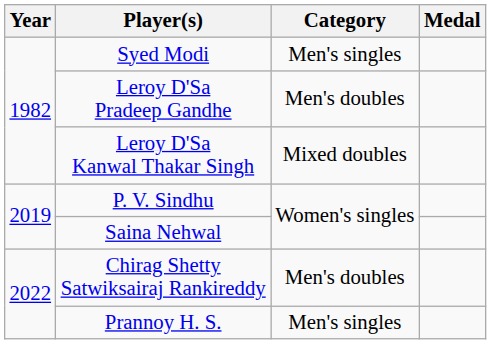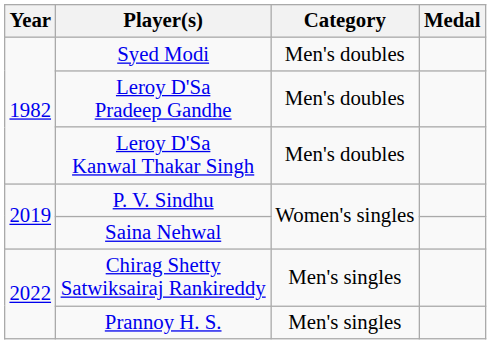(345, 53) Men's singles -> (345, 53) Men's doubles
(345, 155) Mixed doubles -> (345, 155) Men's doubles
(345, 277) Men's doubles -> (345, 277) Men's singles
